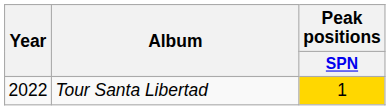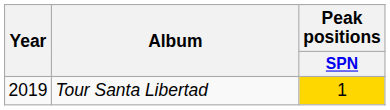(28, 90) 2022 -> (28, 90) 2019
